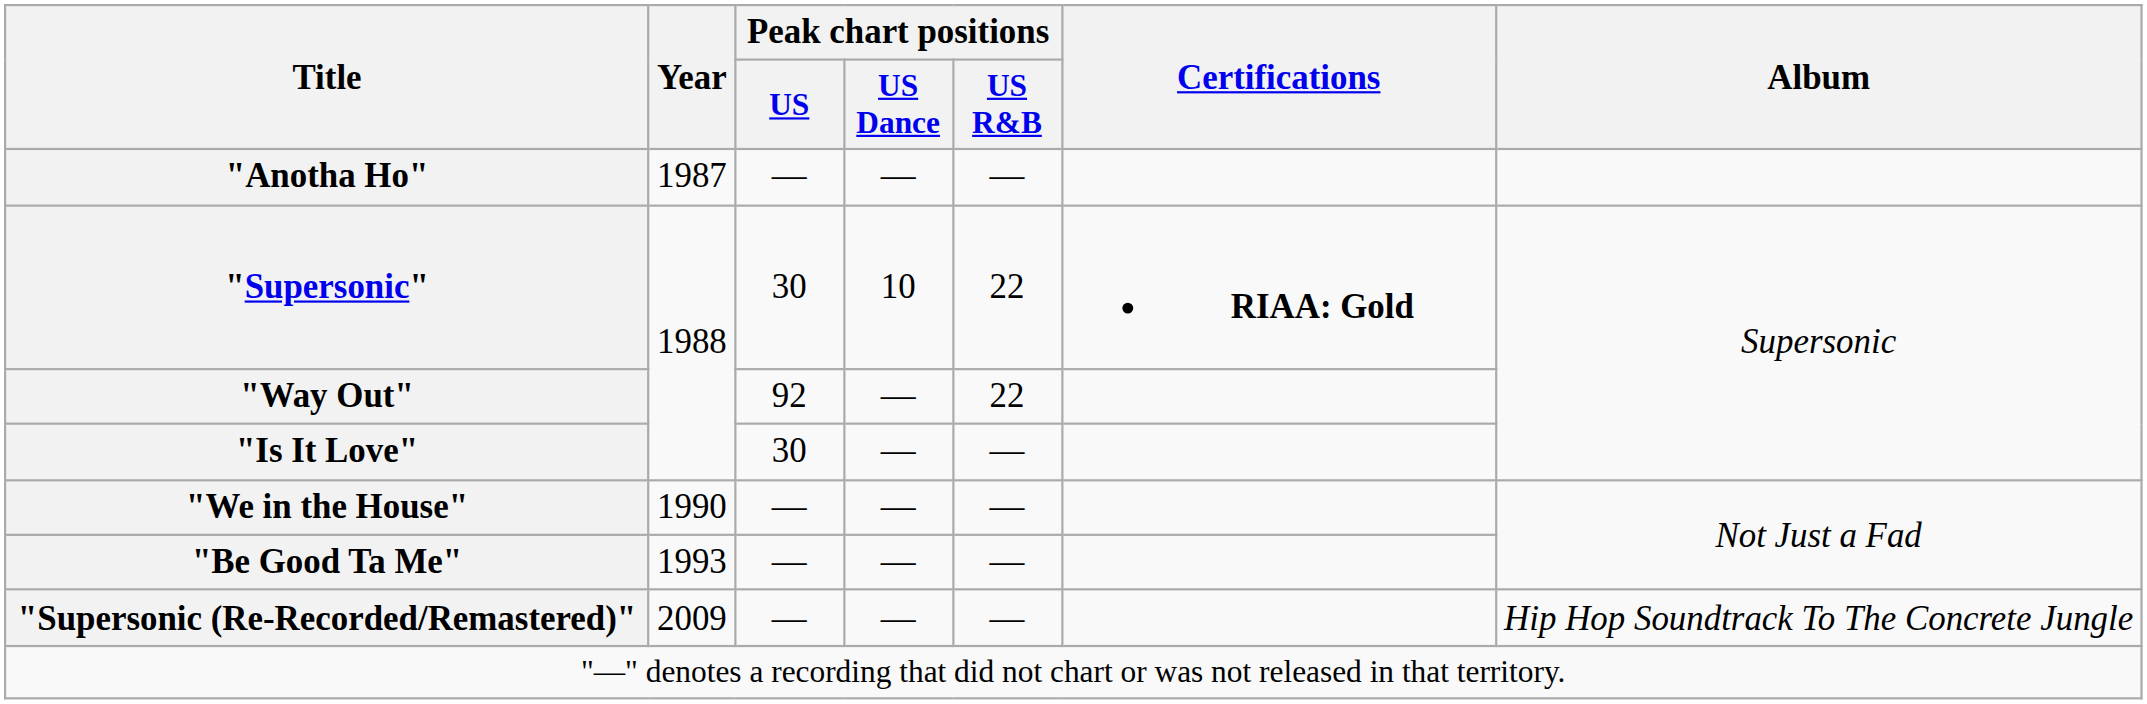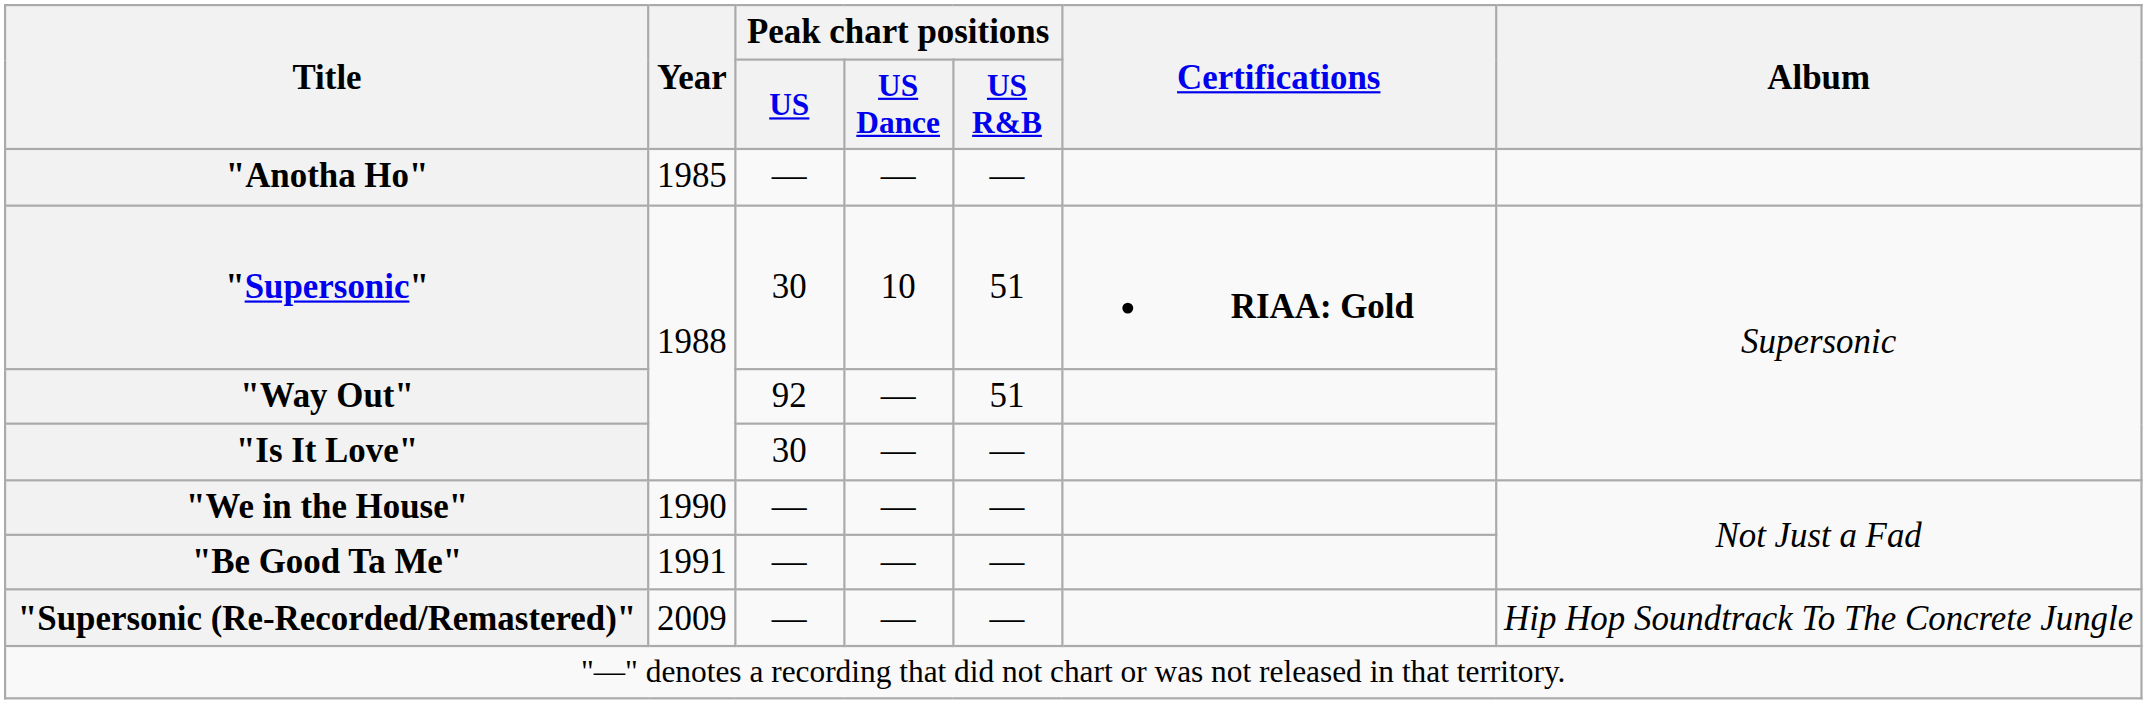(692, 176) 1987 -> (692, 176) 1985
(1007, 286) 22 -> (1007, 286) 51
(1007, 395) 22 -> (1007, 395) 51
(692, 561) 1993 -> (692, 561) 1991
